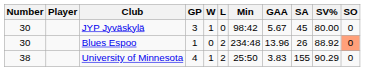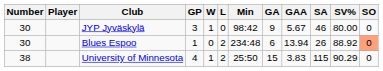+ column: (272, 12)
(302, 27) 45 -> (321, 27) 46
(277, 43) 13.96 -> (296, 43) 13.94
(302, 58) 155 -> (321, 58) 115
